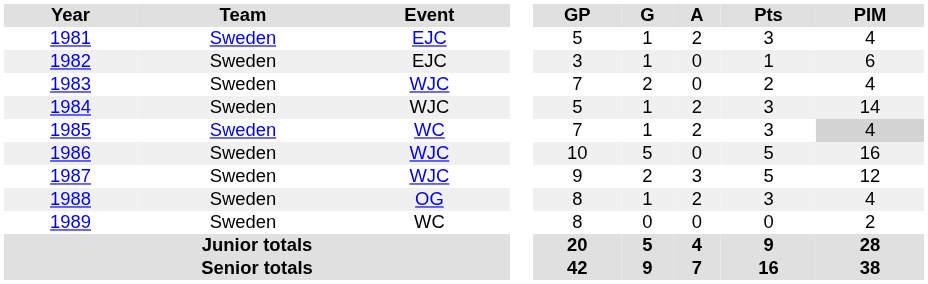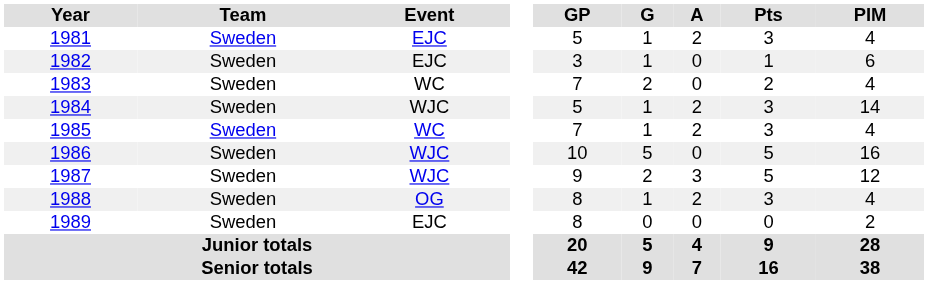(429, 84) WJC -> (429, 84) WC
(870, 130) lightgrey background -> (870, 130) no background
(429, 222) WC -> (429, 222) EJC
